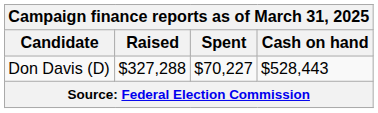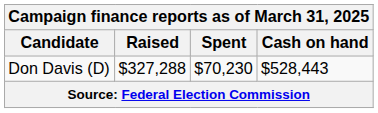(224, 68) $70,227 -> (224, 68) $70,230
